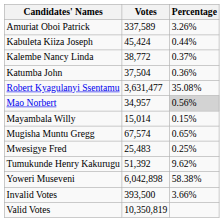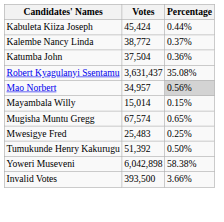- row: (48, 27)
(143, 88) 3,631,477 -> (143, 73) 3,631,437
(184, 164) 9.62% -> (179, 149) 0.50%
- row: (28, 210)
